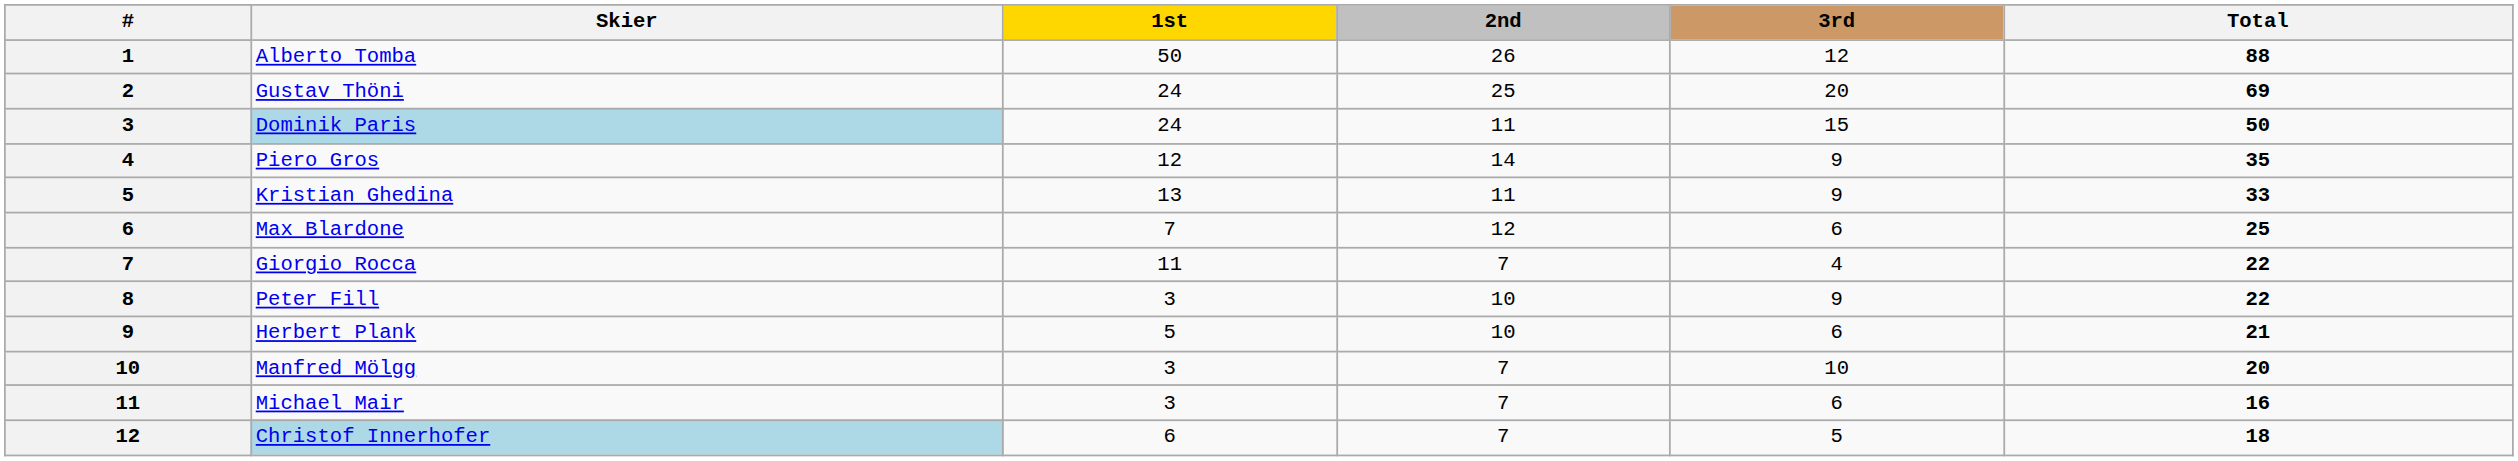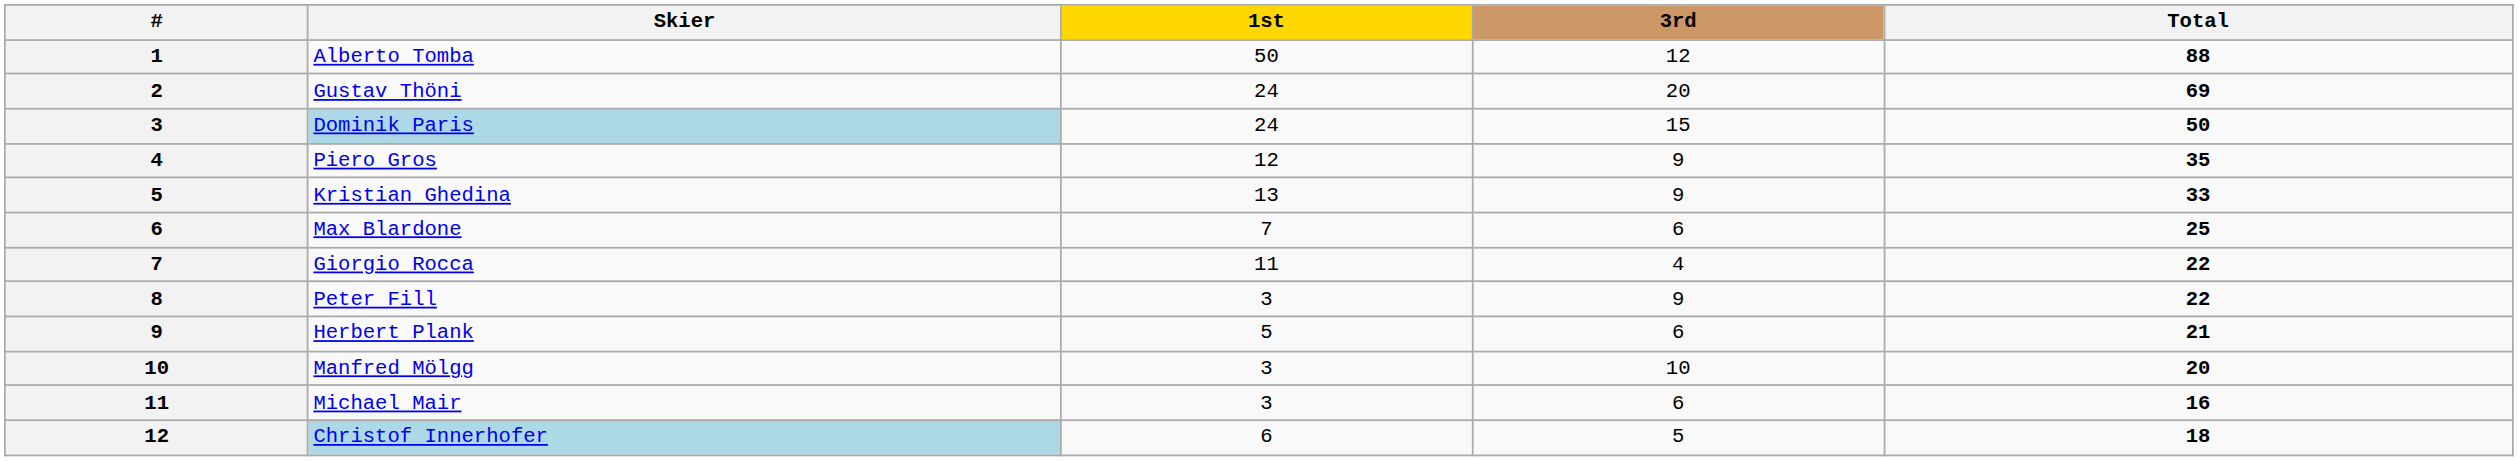- column: (1503, 22)
